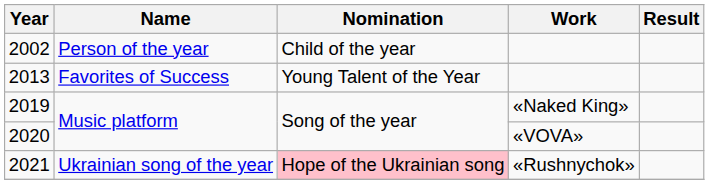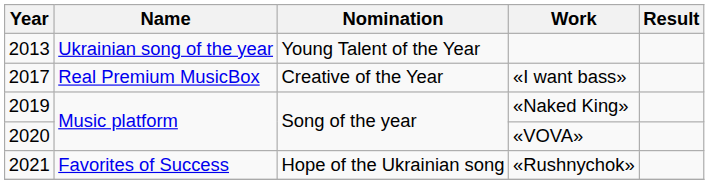- row: (29, 48)
(144, 77) Favorites of Success -> (166, 48) Ukrainian song of the year
+ row: (29, 77)
(166, 164) Ukrainian song of the year -> (144, 164) Favorites of Success
(393, 164) pink background -> (393, 164) no background
